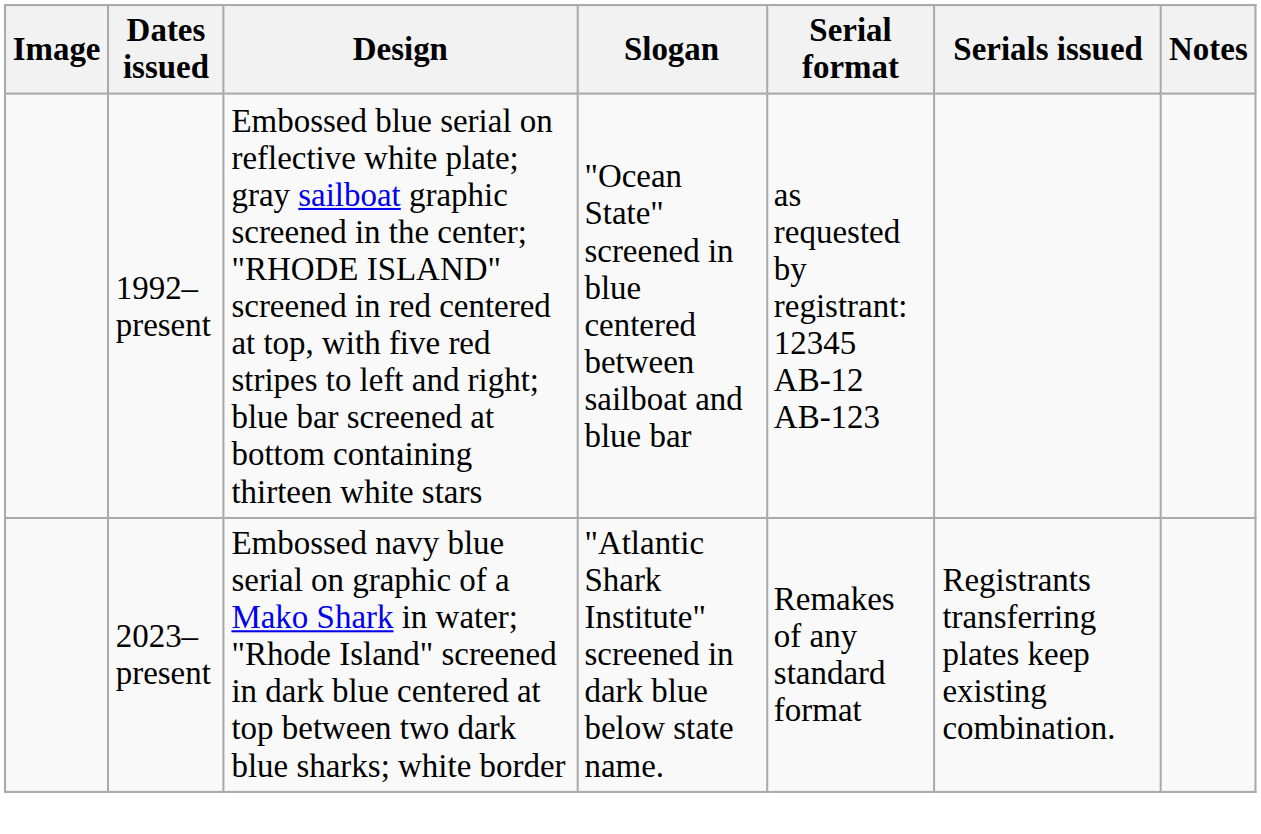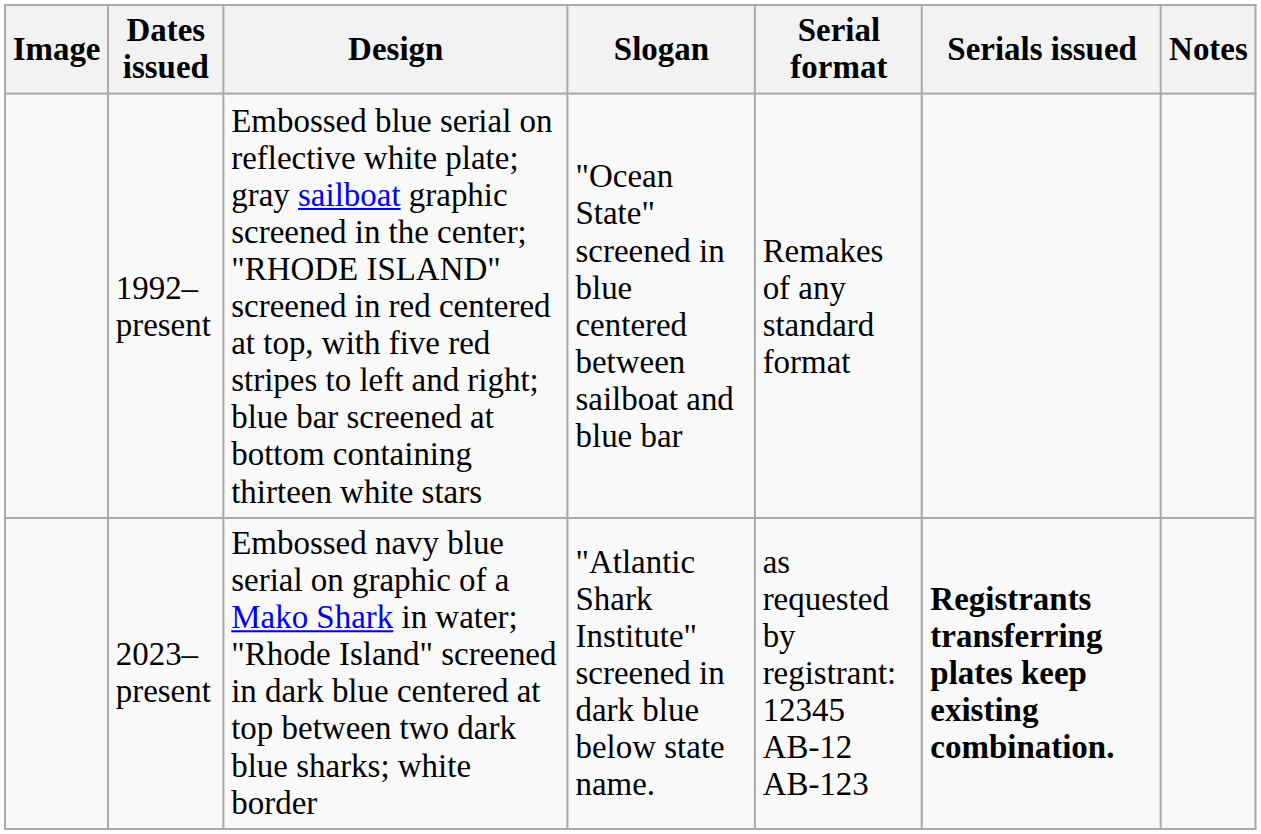(841, 305) as requested by registrant: 12345 AB-12 AB-123 -> (823, 305) Remakes of any standard format
(834, 654) Remakes of any standard format -> (829, 672) as requested by registrant: 12345 AB-12 AB-123
(1029, 654) normal -> (1022, 672) bold
